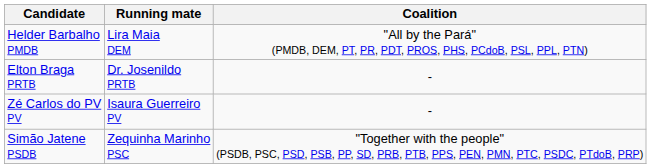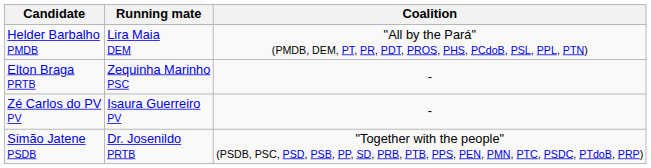(144, 76) Dr. Josenildo PRTB -> (159, 76) Zequinha Marinho PSC
(159, 146) Zequinha Marinho PSC -> (144, 146) Dr. Josenildo PRTB
